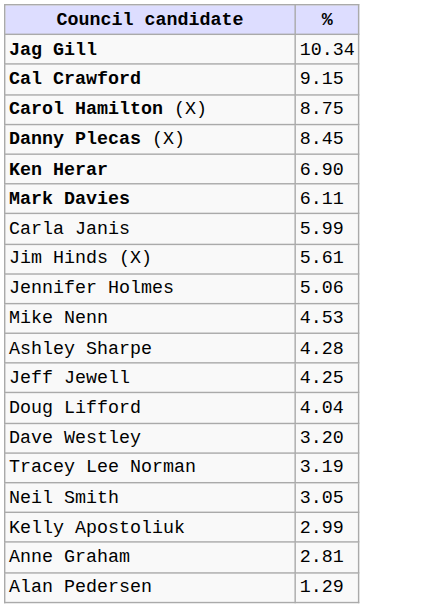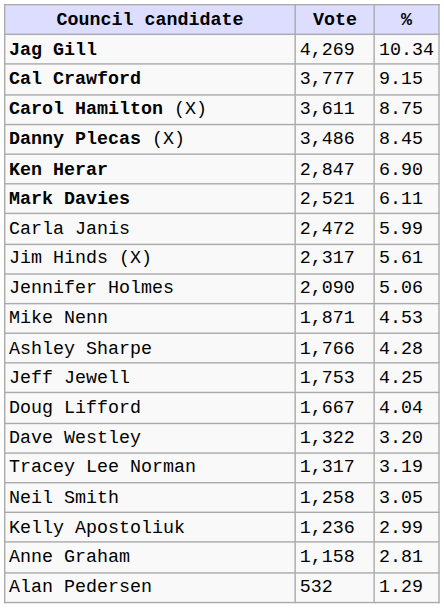+ column: (335, 20)
